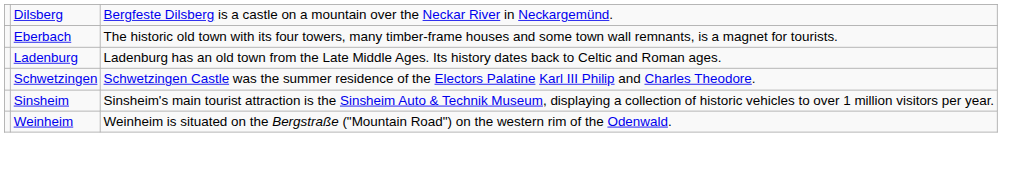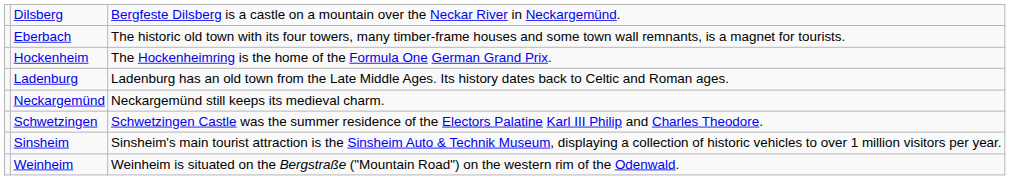+ row: (51, 57)
+ row: (59, 100)
